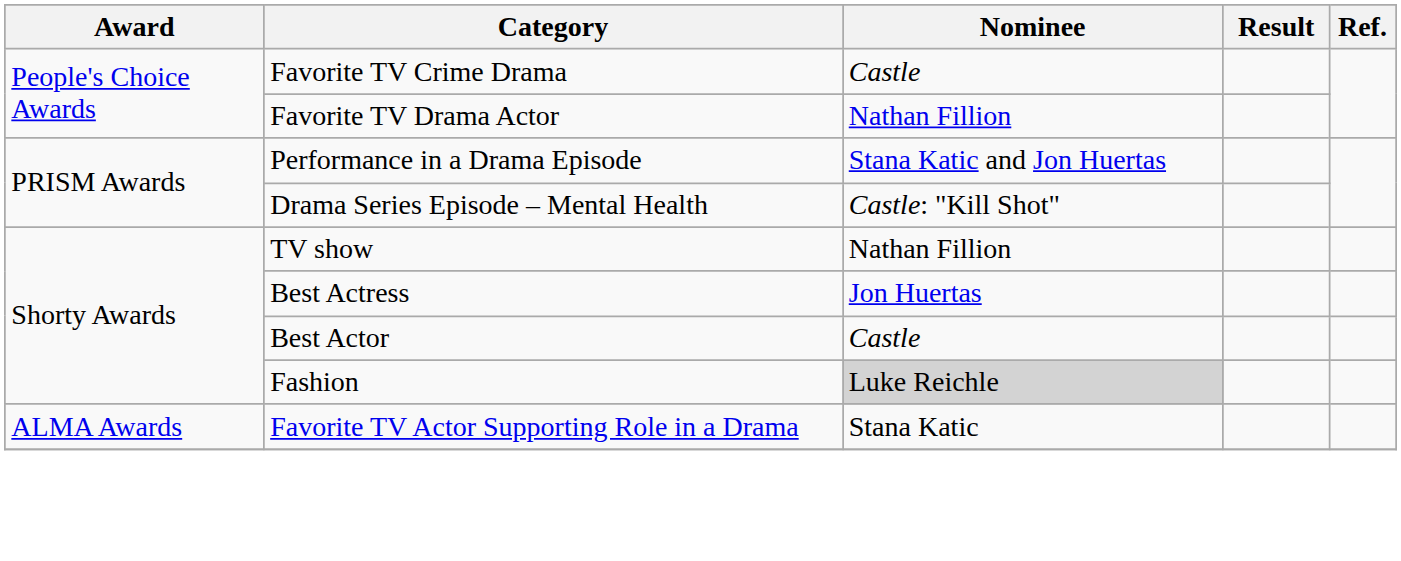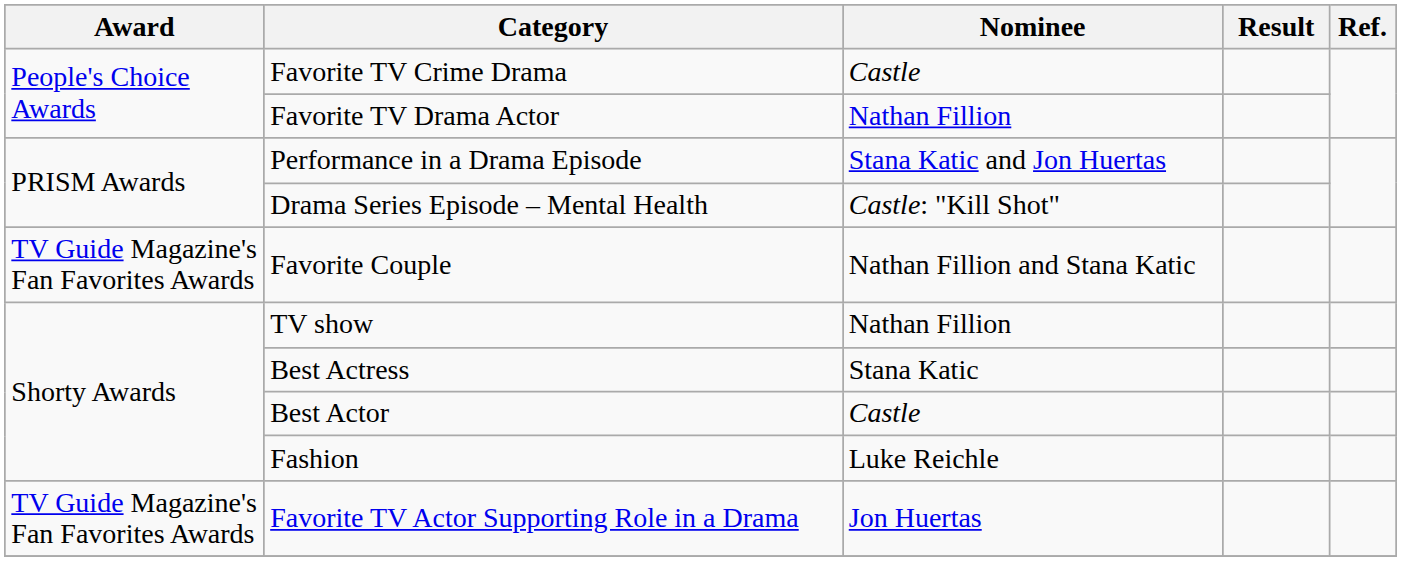+ row: (361, 264)
(915, 293) Jon Huertas -> (914, 369) Stana Katic
(924, 381) lightgrey background -> (924, 457) no background
(97, 426) ALMA Awards -> (134, 518) TV Guide Magazine's Fan Favorites Awards
(914, 426) Stana Katic -> (915, 518) Jon Huertas
